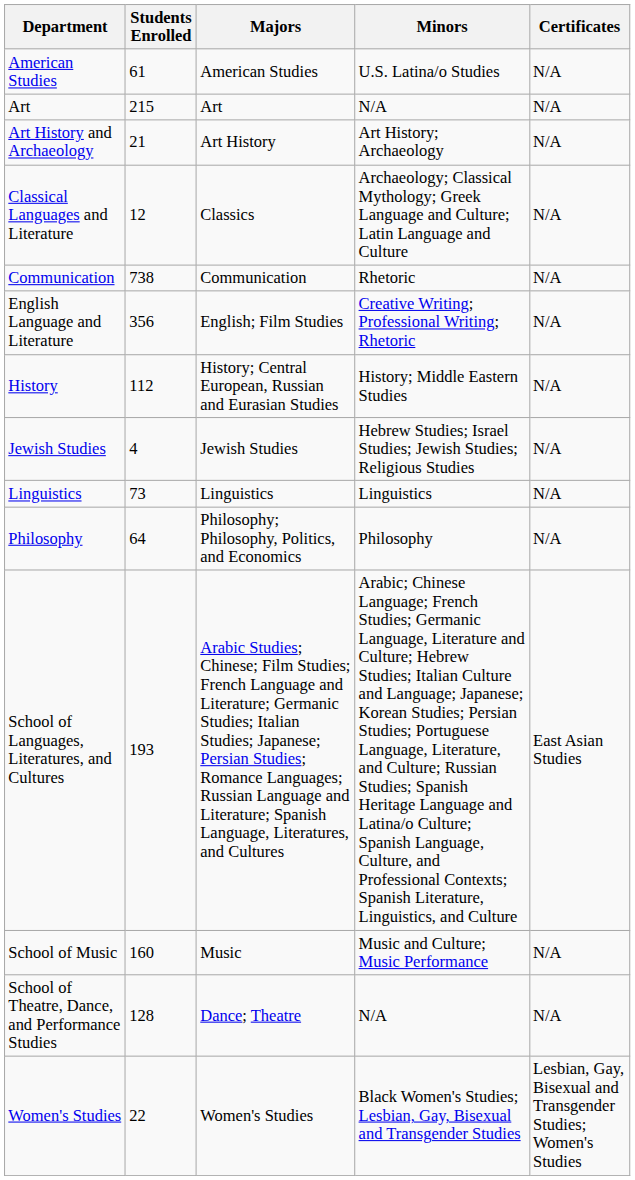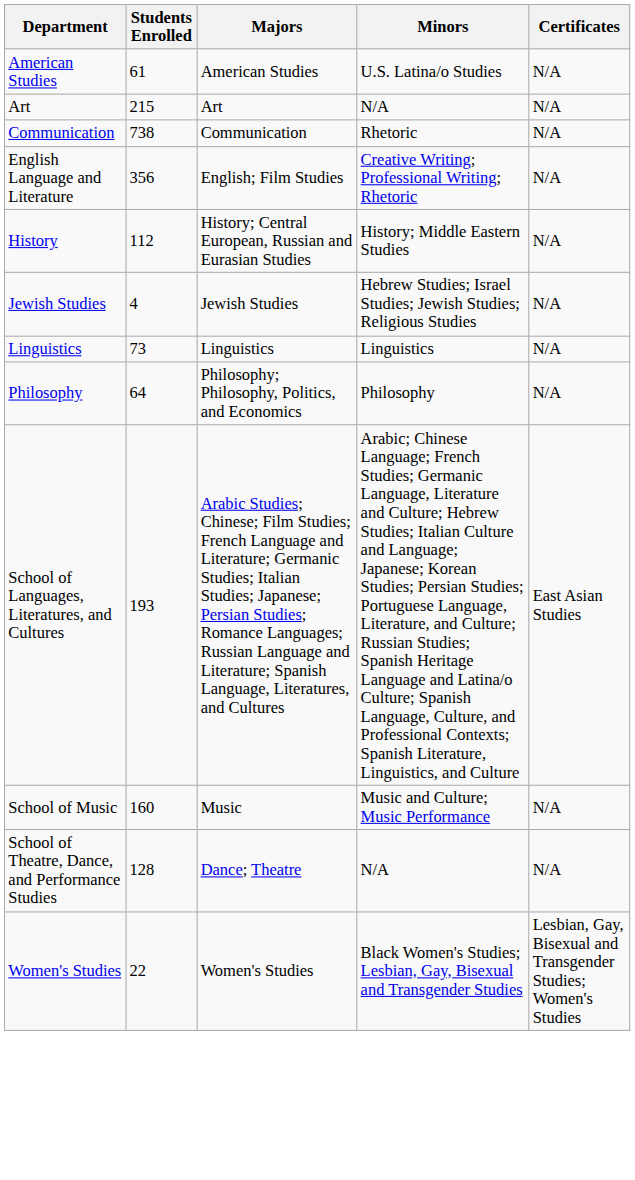- row: (60, 142)
- row: (58, 214)
